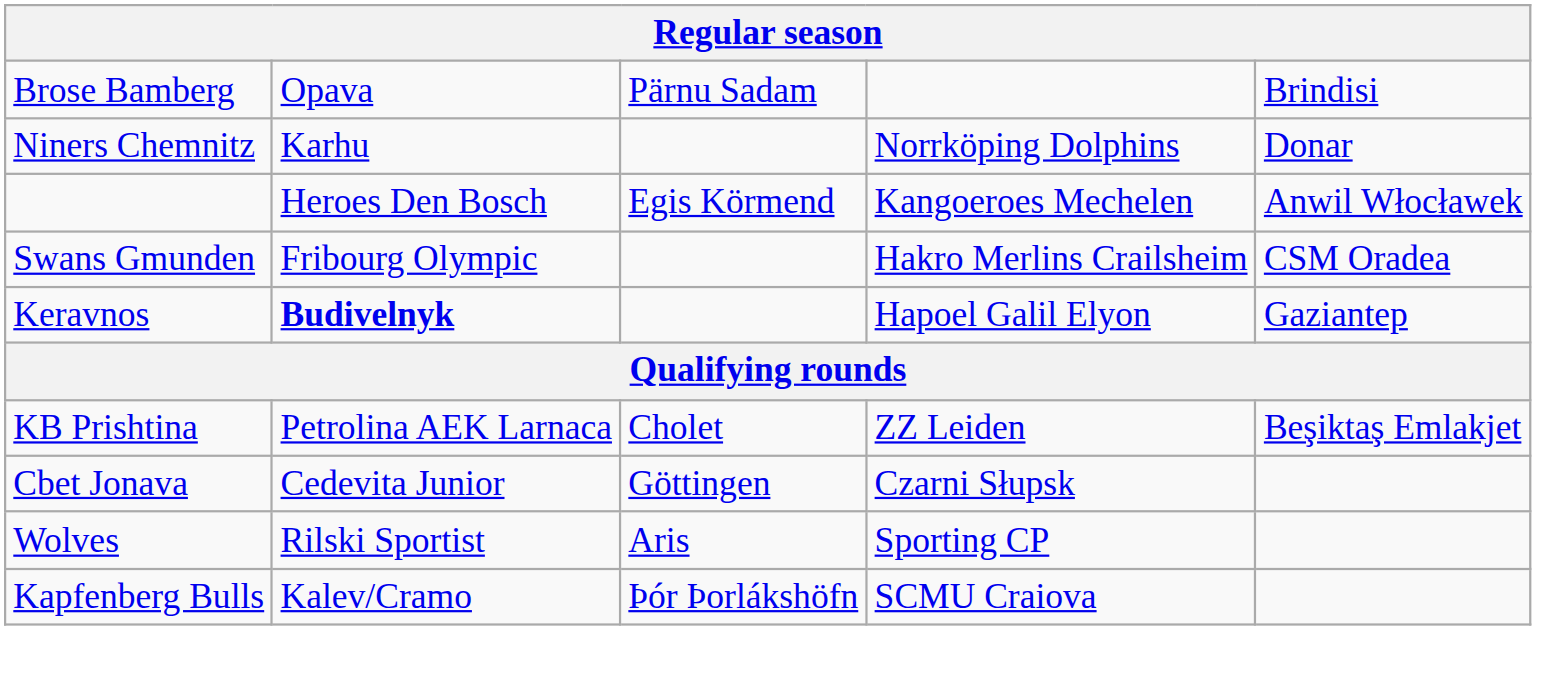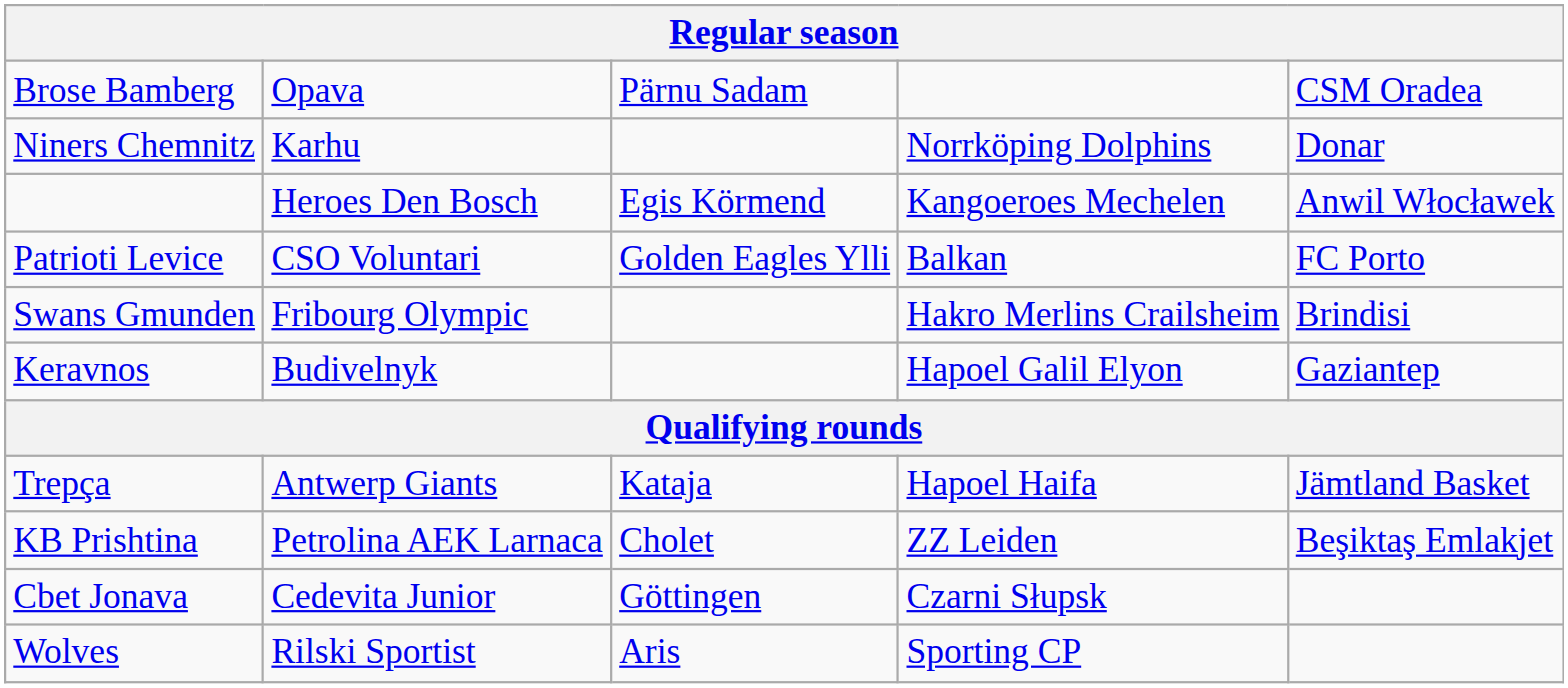(1321, 88) Brindisi -> (1389, 88) CSM Oradea
+ row: (118, 257)
(1357, 257) CSM Oradea -> (1353, 314) Brindisi
(367, 314) bold -> (354, 370) normal
+ row: (62, 483)
- row: (139, 595)
